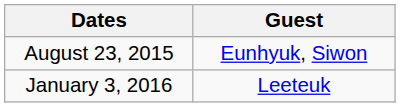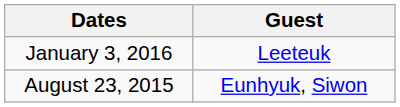rows swapped: (99, 53) <-> (99, 85)
